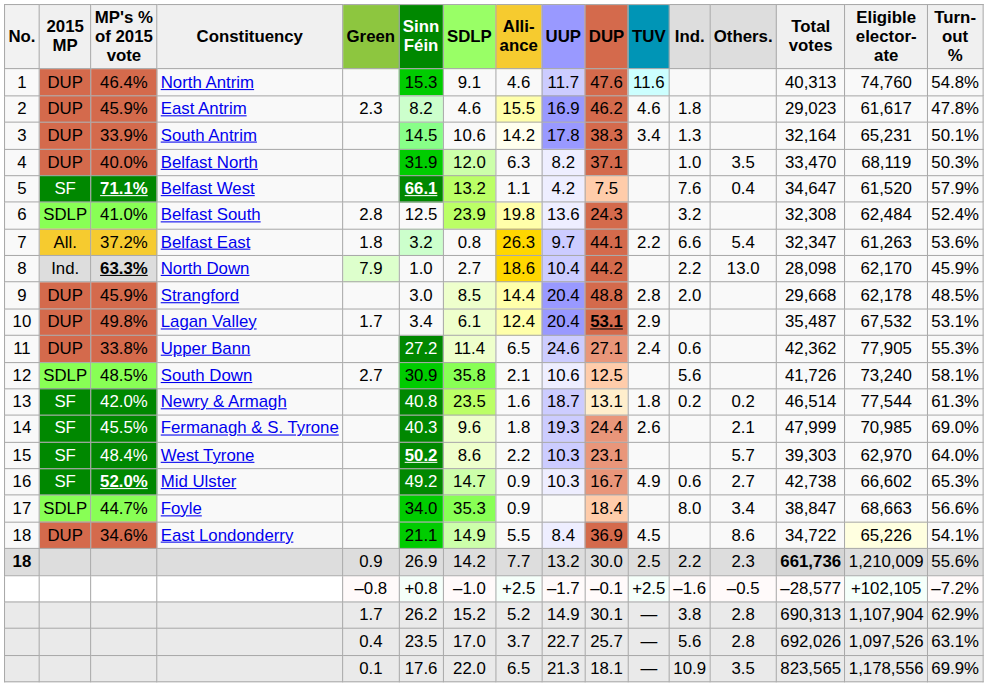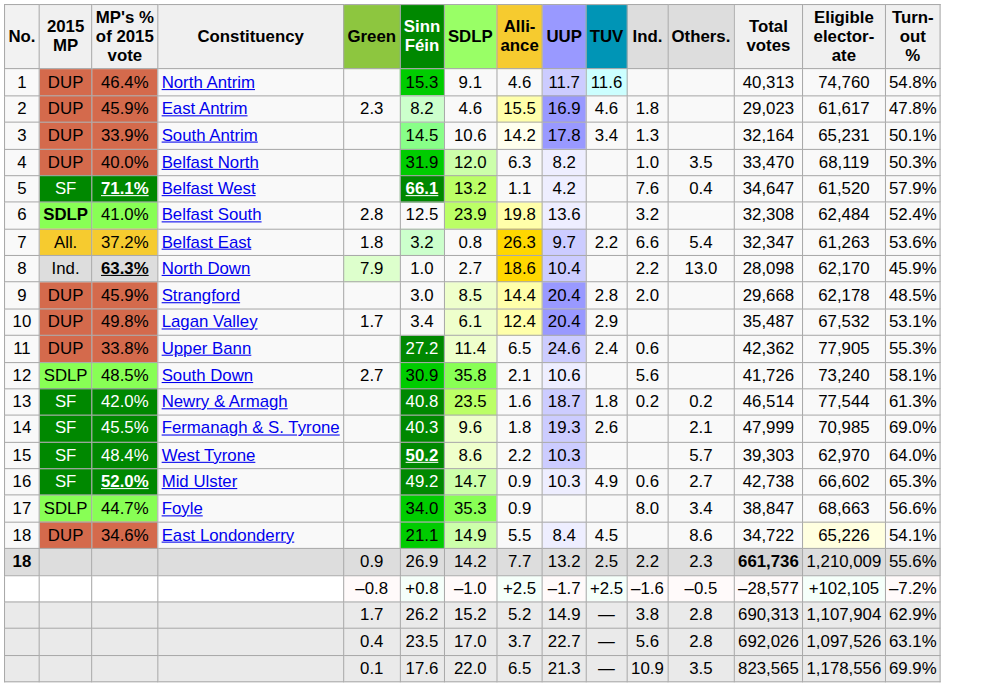- column: (607, 36)
(65, 215) normal -> (66, 215) bold
